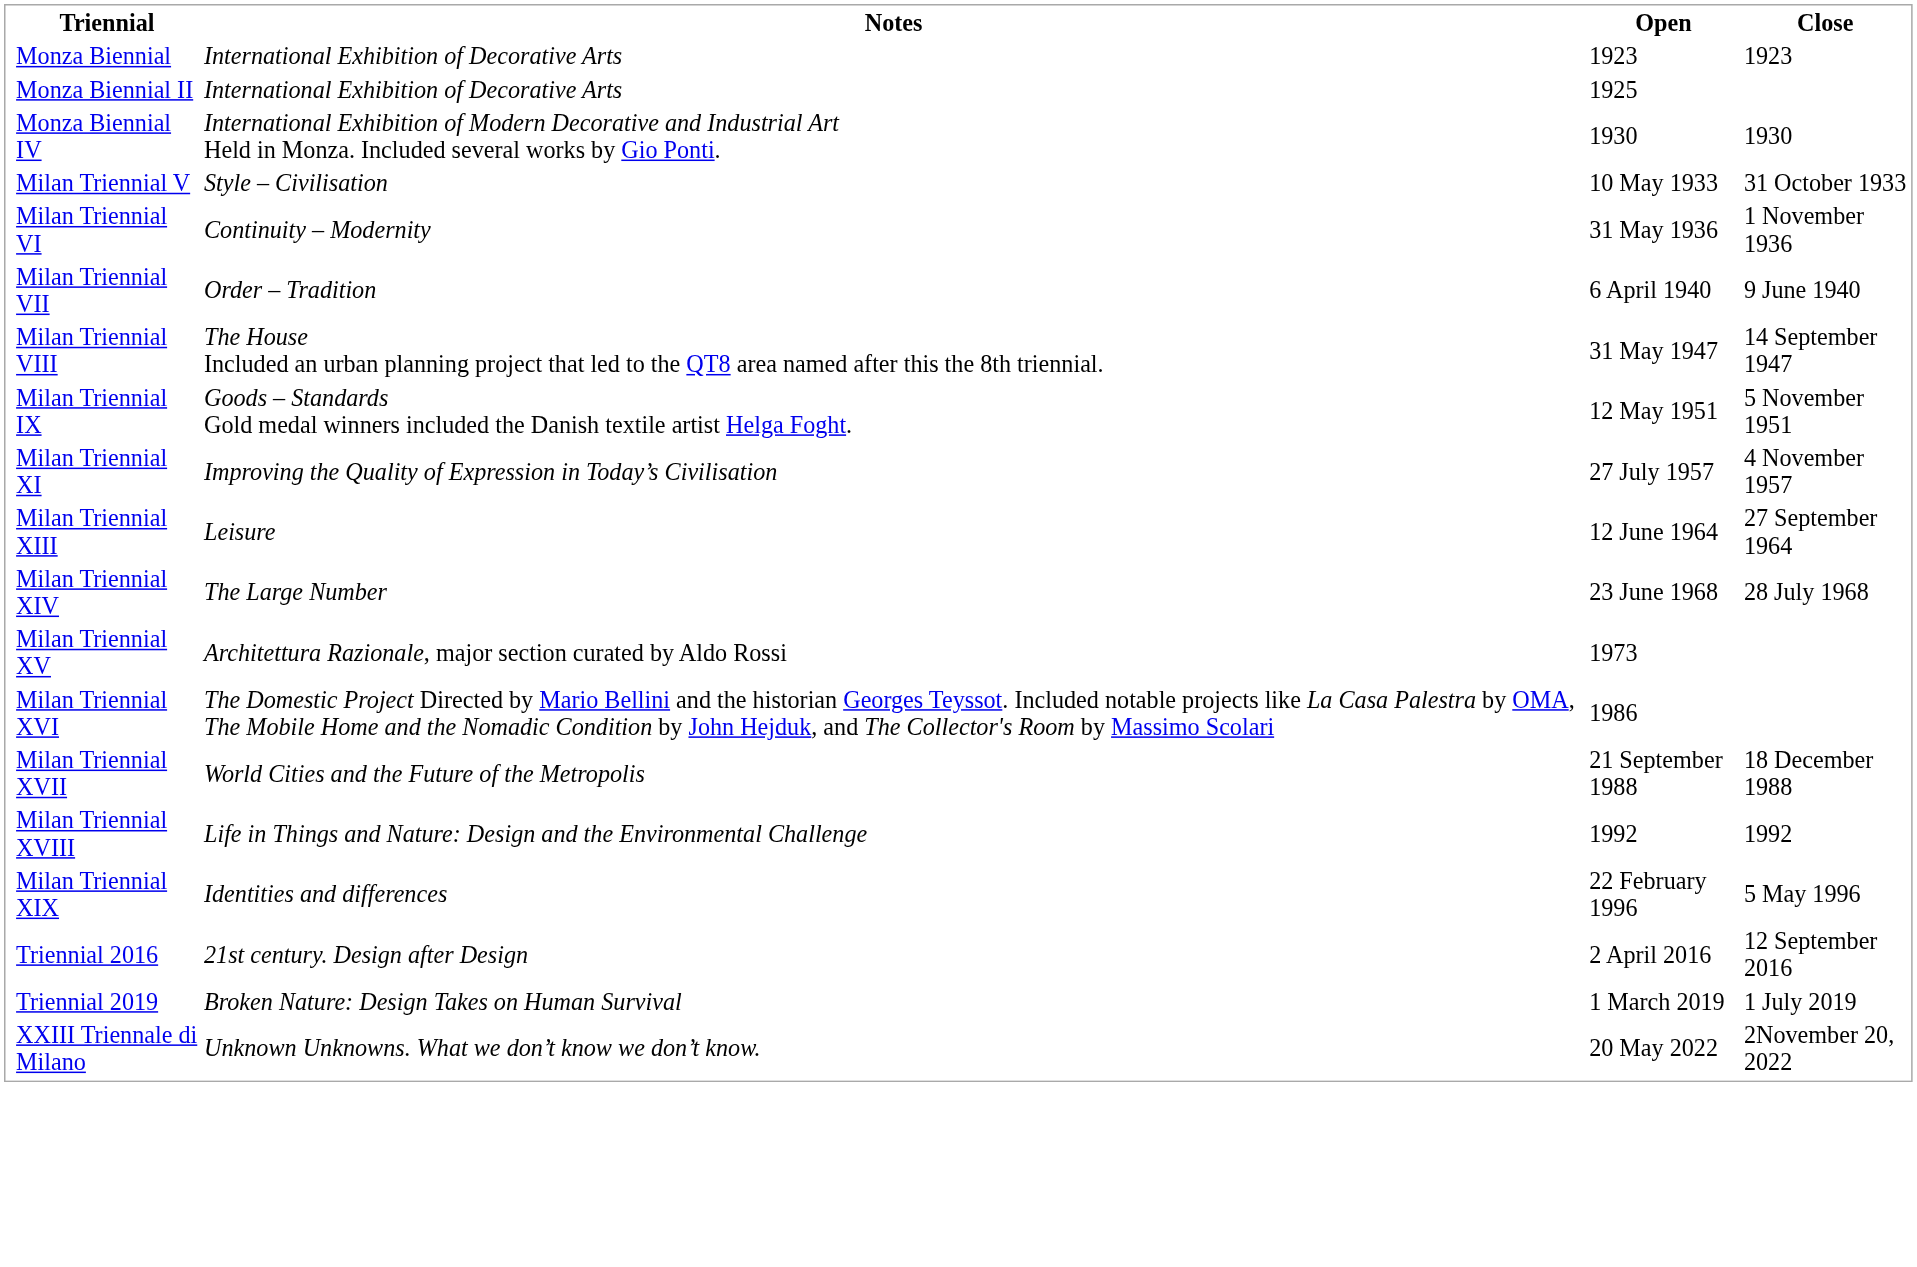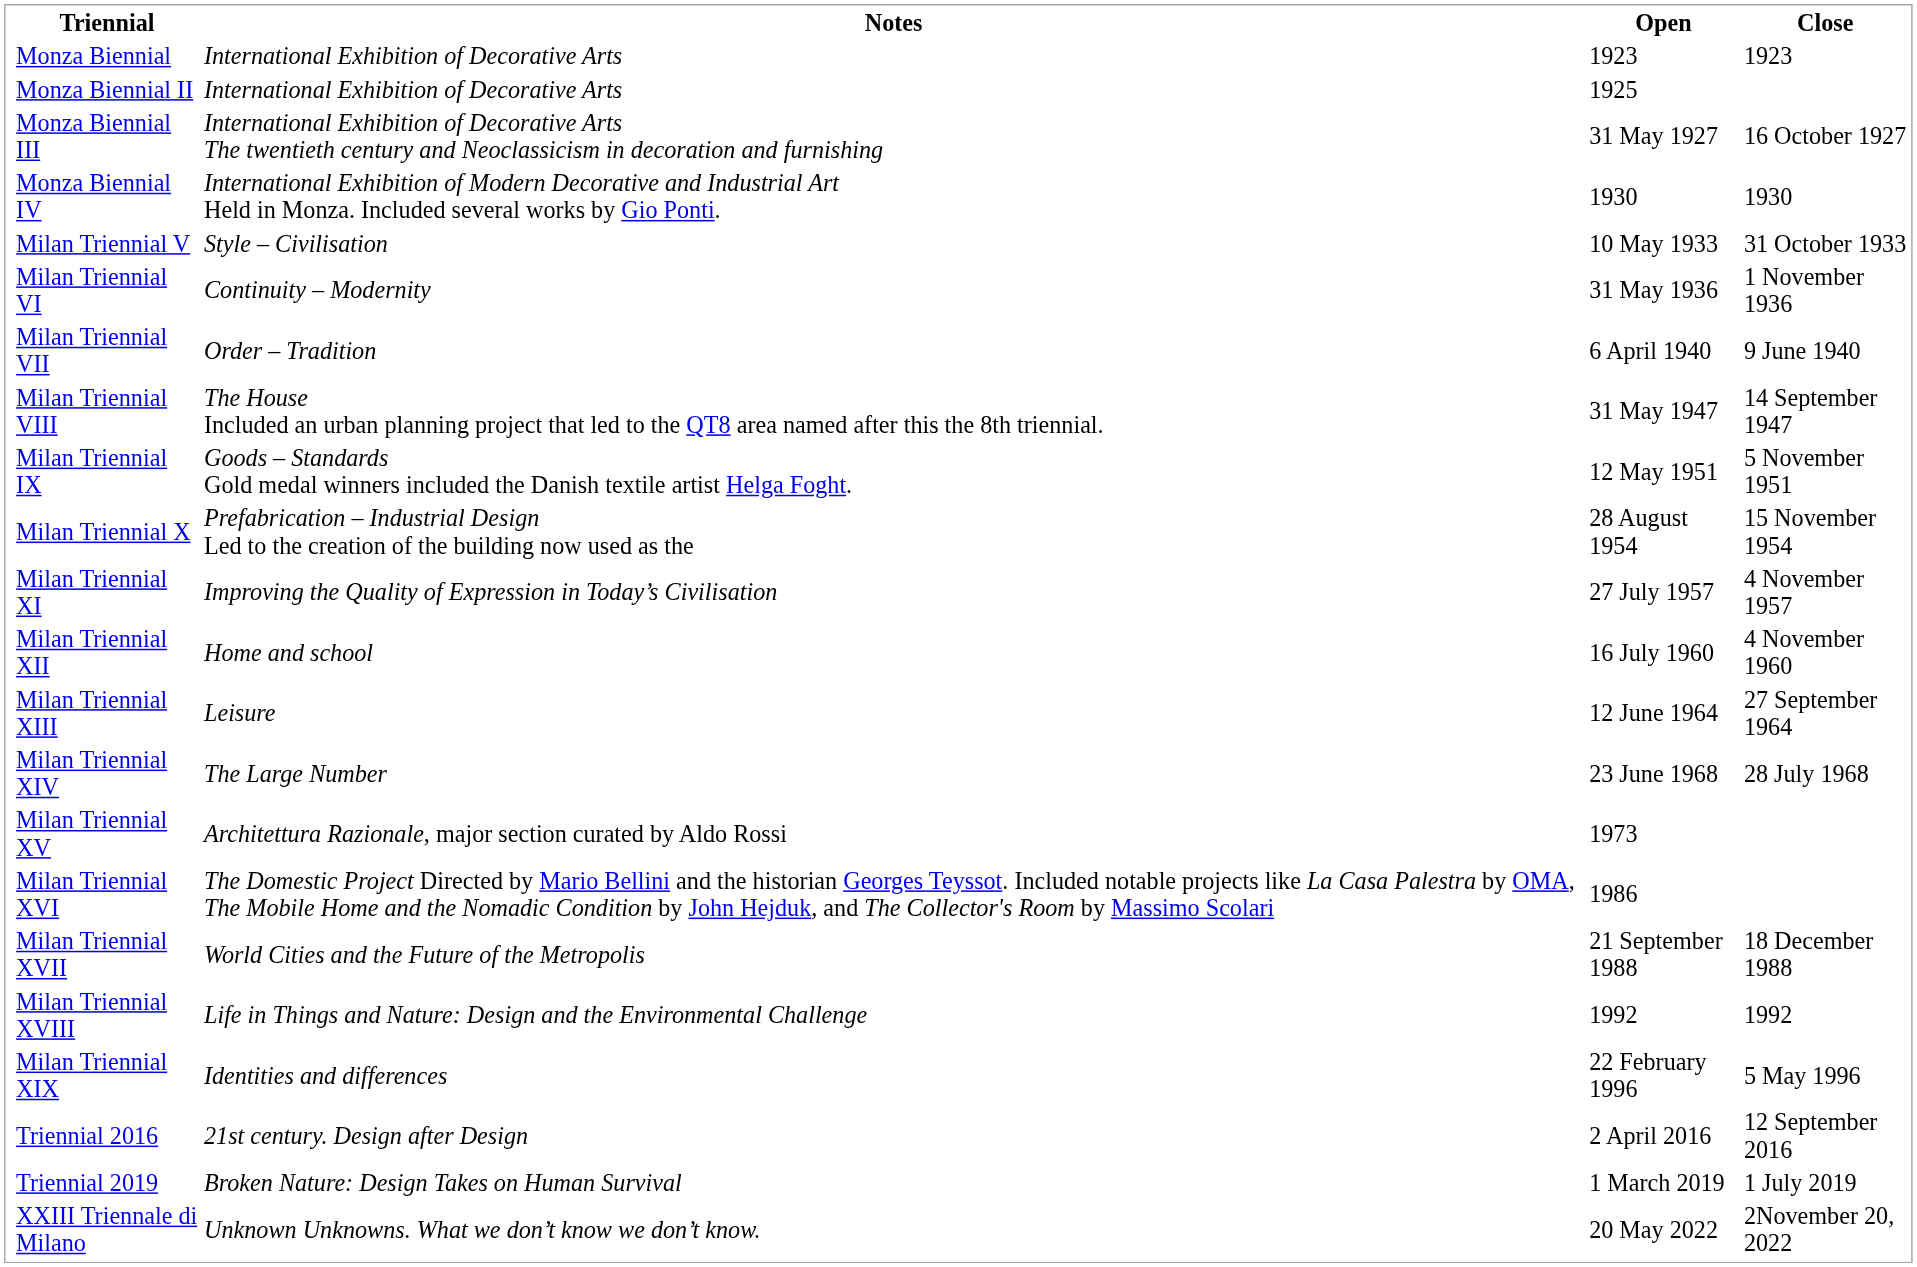+ row: (94, 136)
+ row: (103, 532)
+ row: (92, 653)
